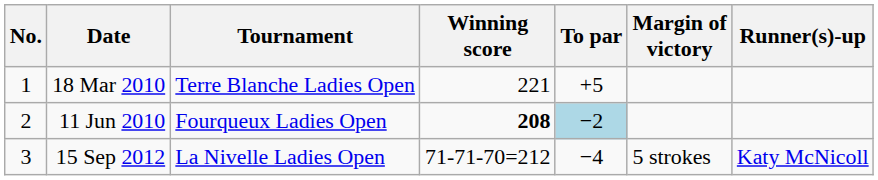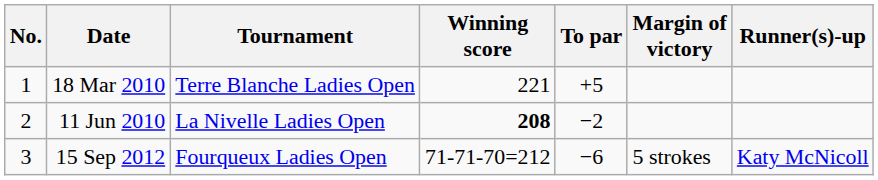(281, 120) Fourqueux Ladies Open -> (280, 120) La Nivelle Ladies Open
(591, 120) lightblue background -> (591, 120) no background
(280, 156) La Nivelle Ladies Open -> (281, 156) Fourqueux Ladies Open
(591, 156) −4 -> (591, 156) −6
